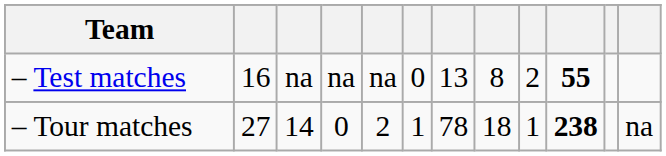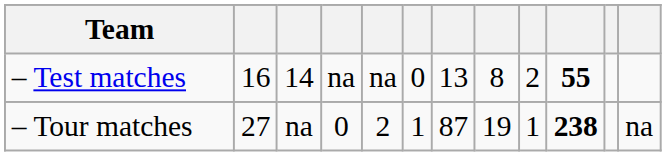(299, 77) na -> (299, 77) 14
(299, 126) 14 -> (299, 126) na
(454, 126) 78 -> (454, 126) 87
(497, 126) 18 -> (497, 126) 19
